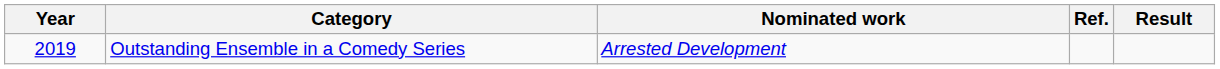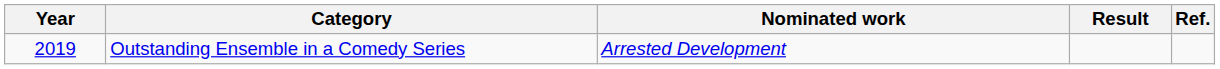columns swapped: (1164, 19) <-> (1091, 19)
